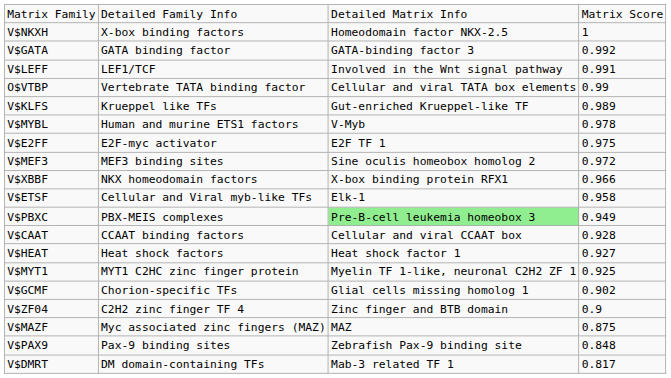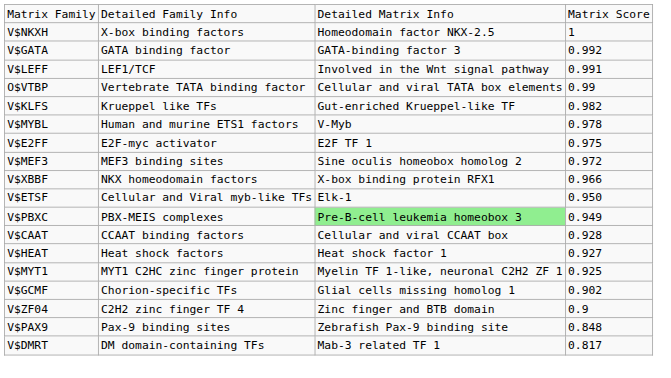(599, 106) 0.989 -> (585, 106) 0.982
(599, 198) 0.958 -> (585, 198) 0.950
- row: (28, 327)
